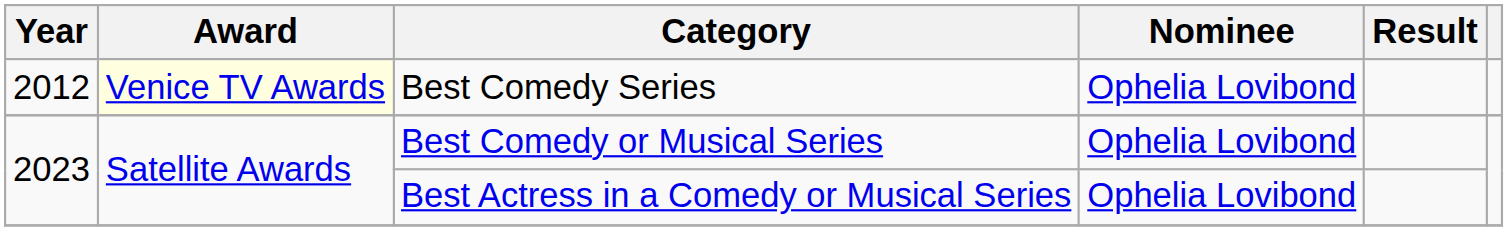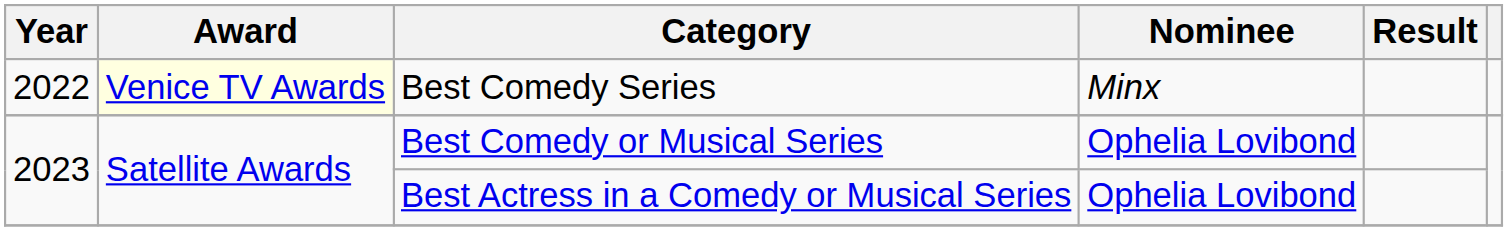(51, 86) 2012 -> (51, 86) 2022
(1222, 86) Ophelia Lovibond -> (1124, 86) Minx
